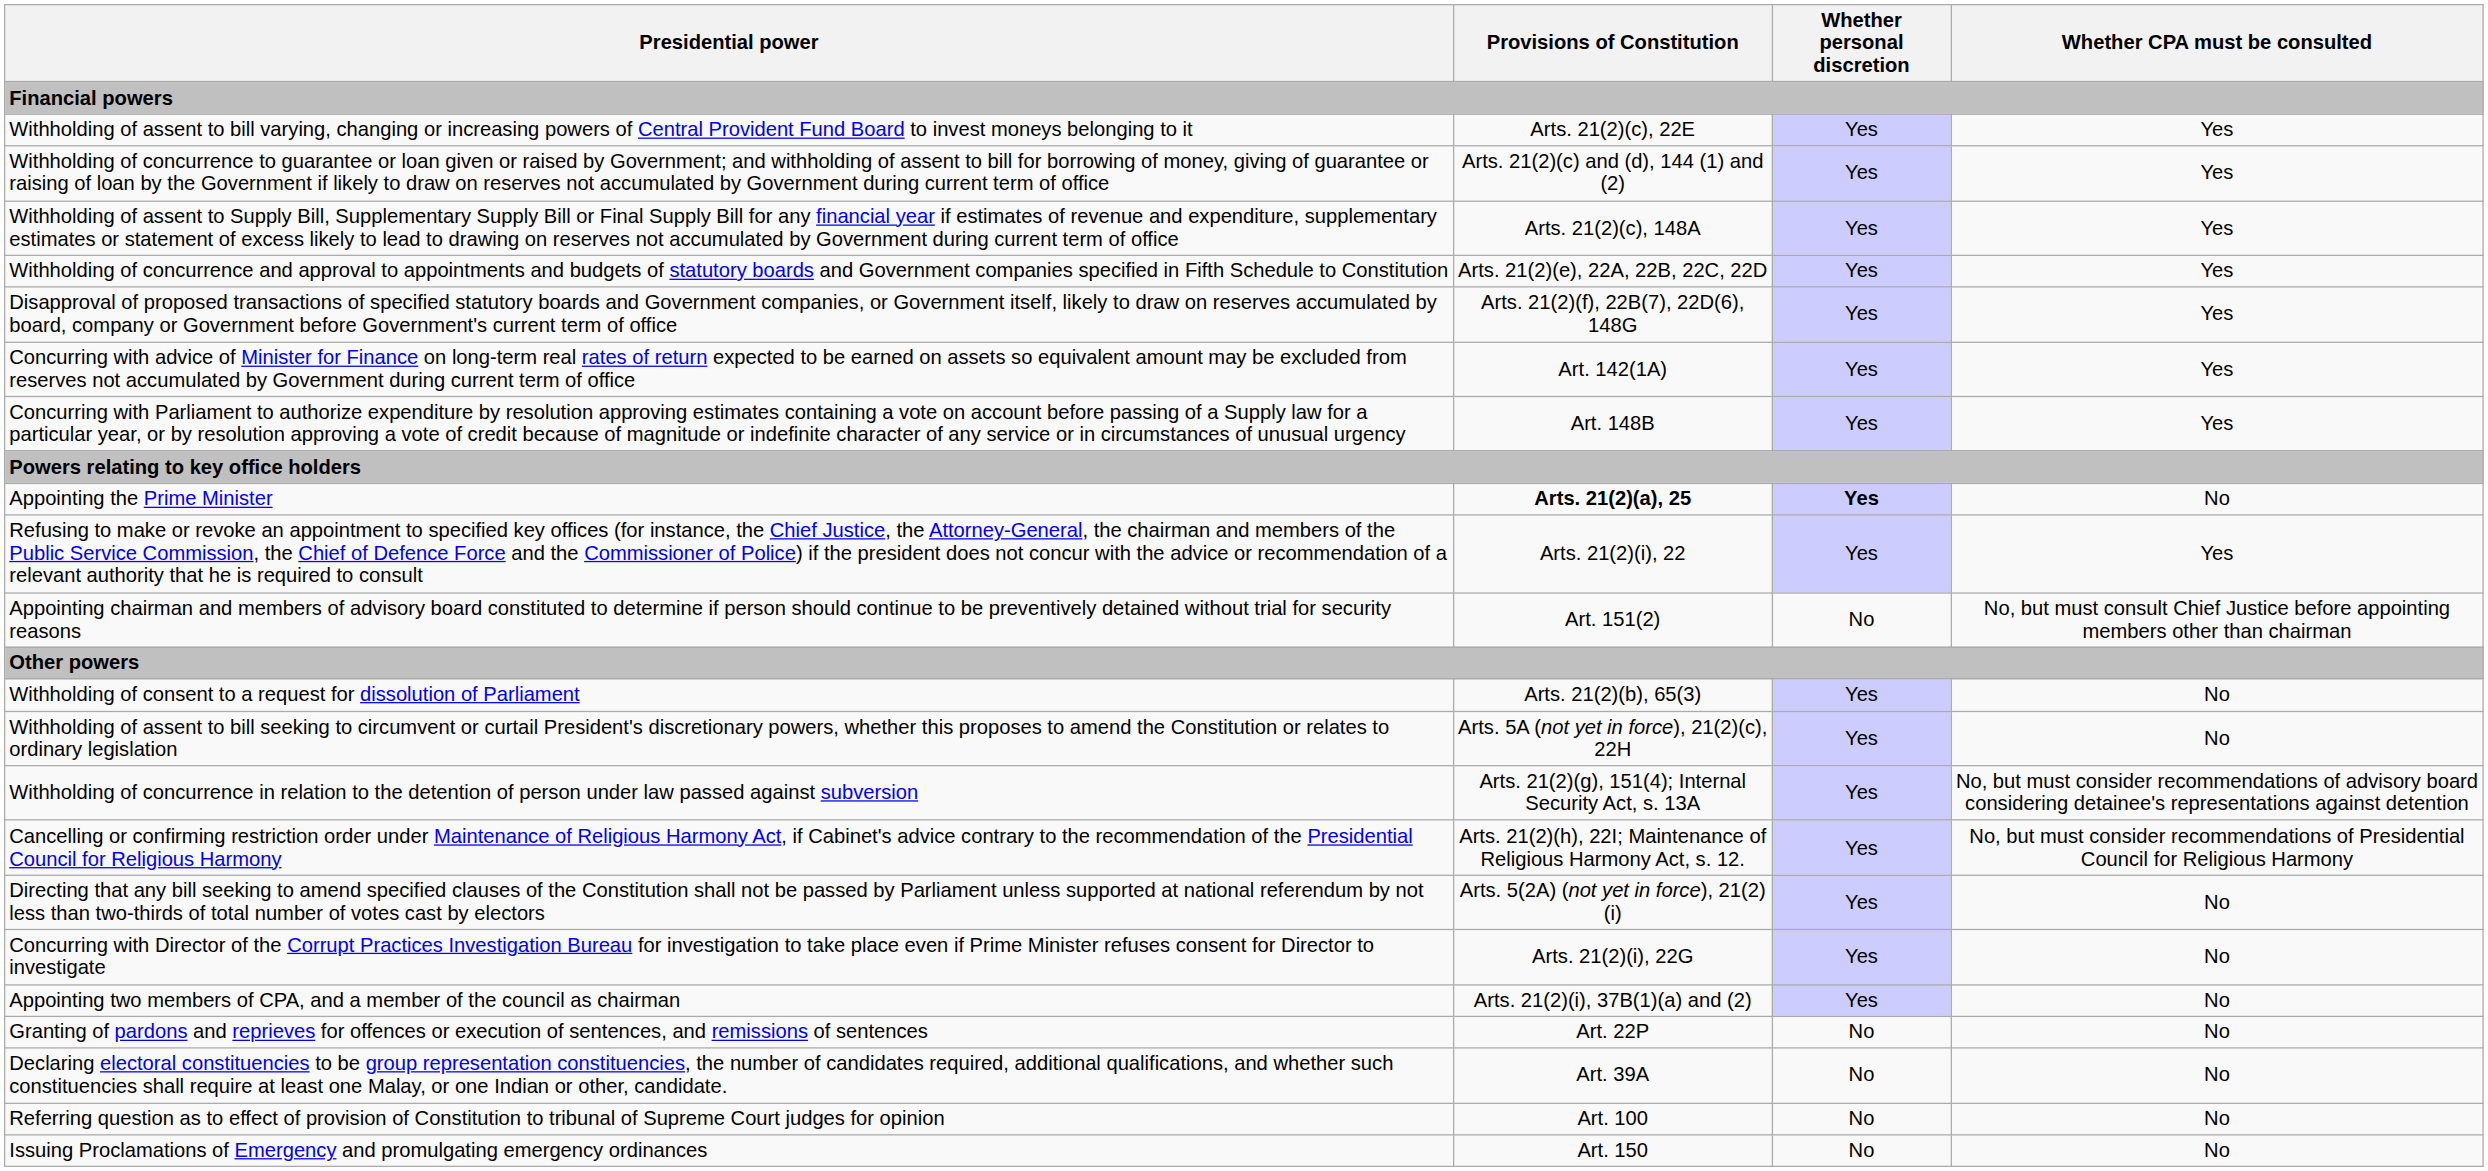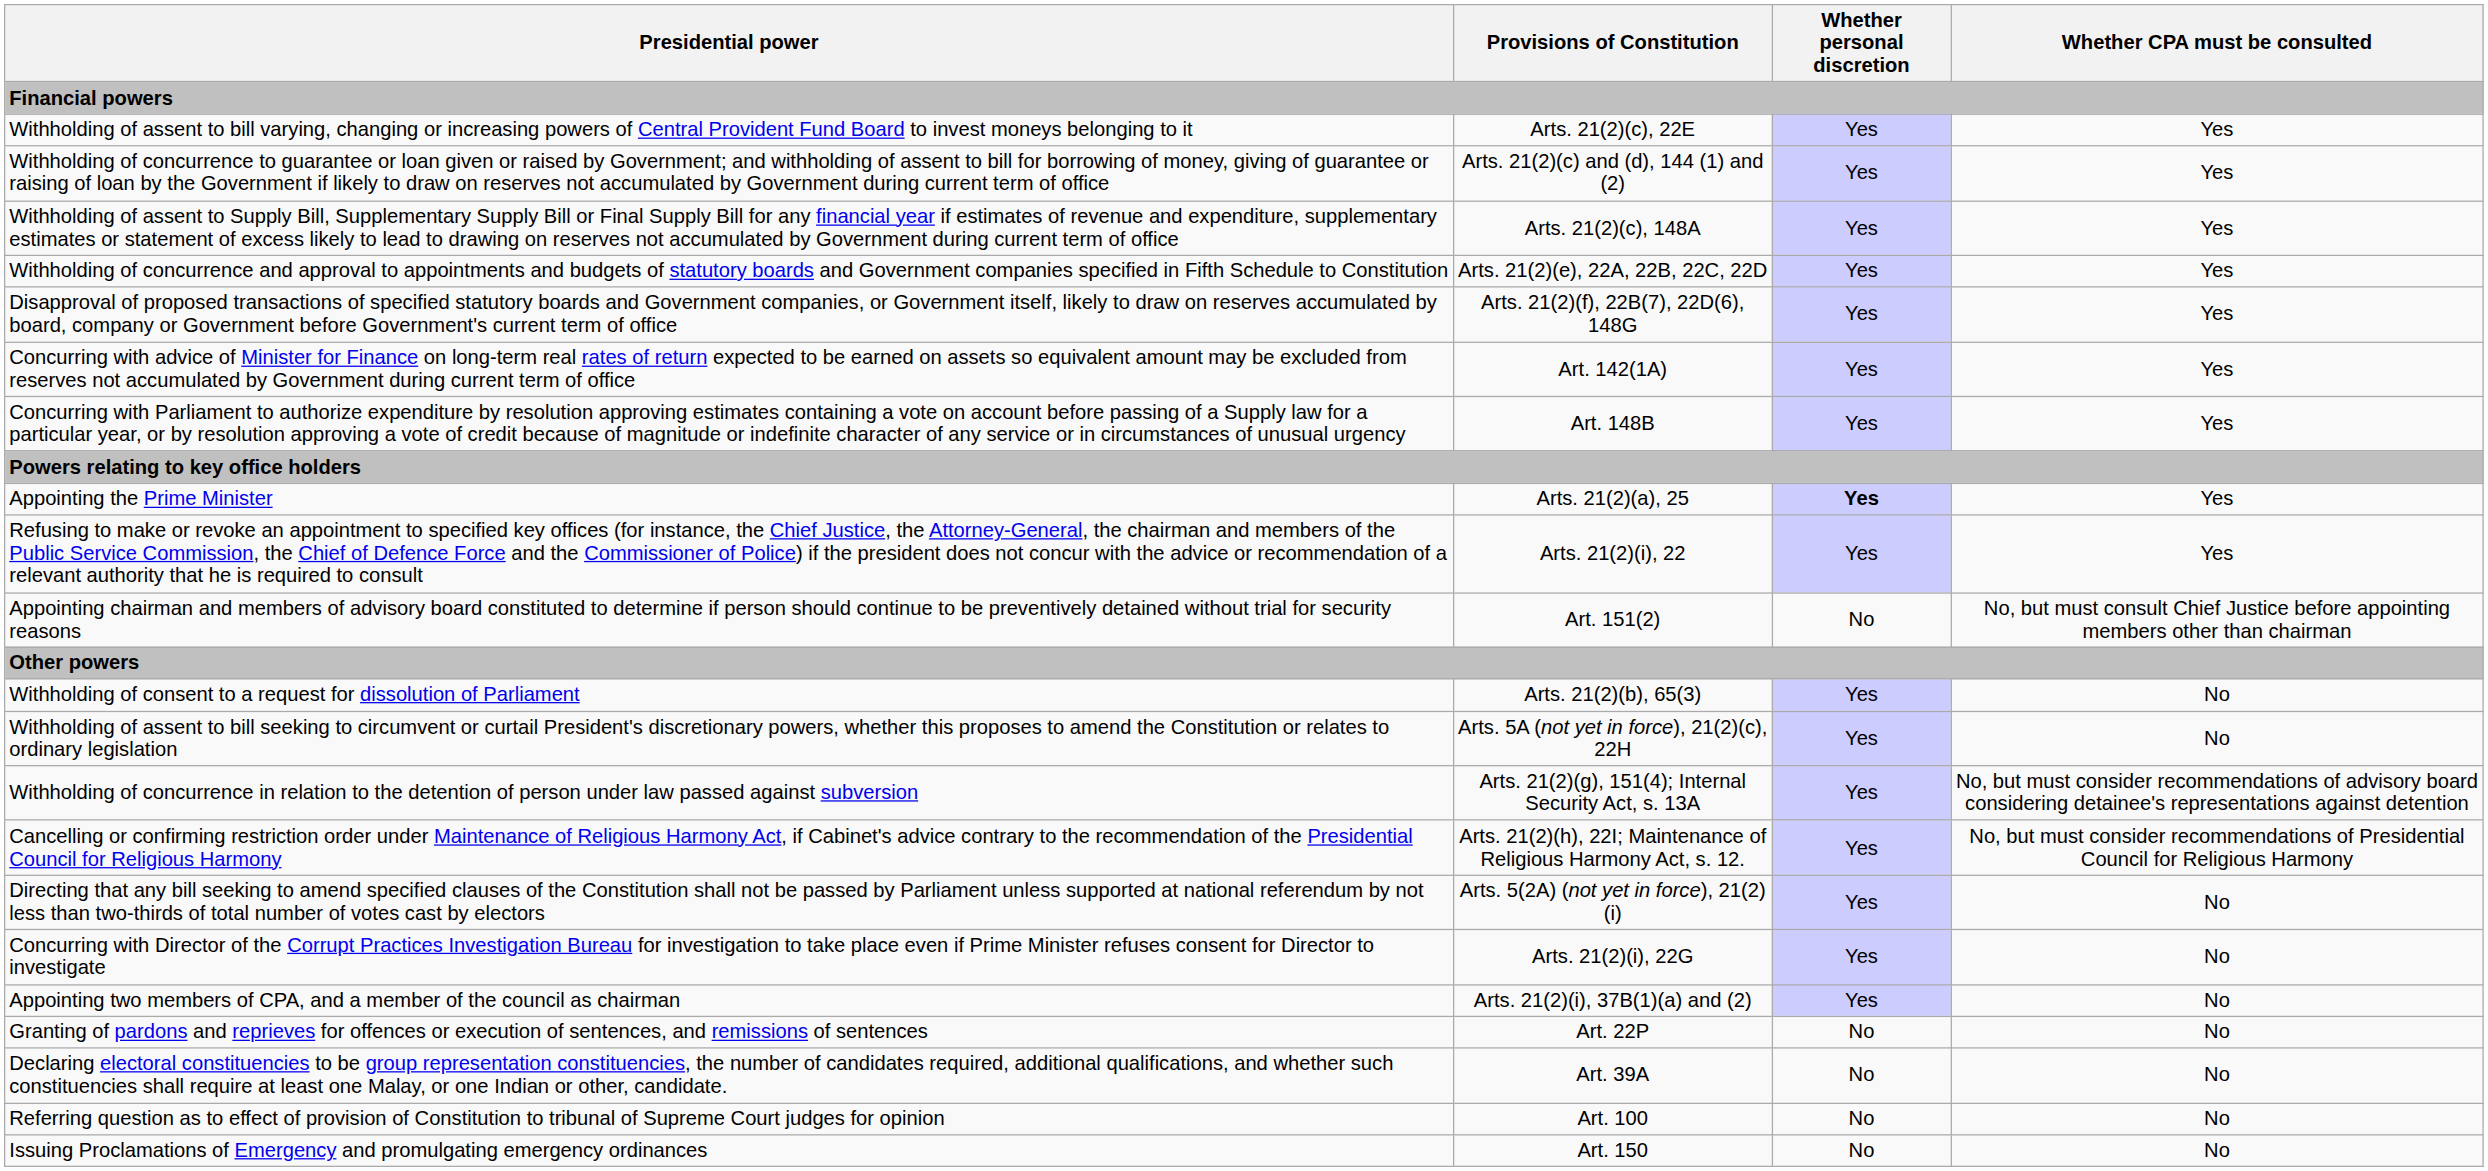(1613, 498) bold -> (1613, 498) normal
(2217, 498) No -> (2217, 498) Yes
